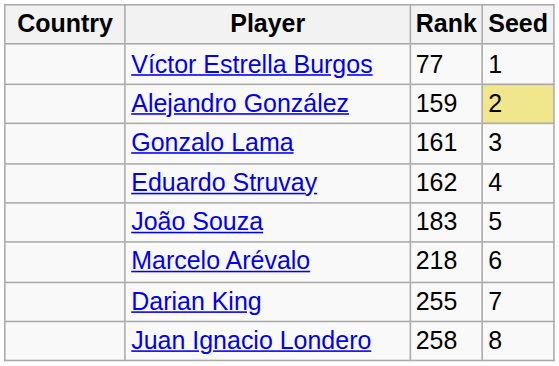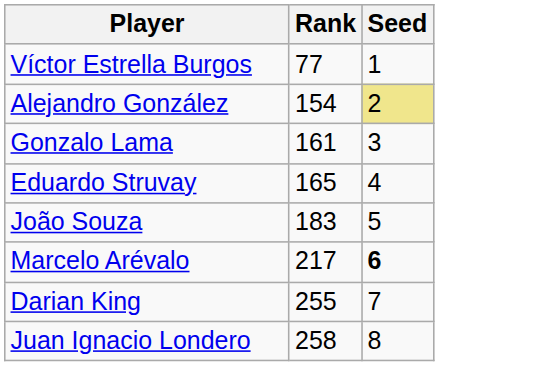- column: (65, 24)
(437, 103) 159 -> (316, 103) 154
(437, 182) 162 -> (316, 182) 165
(437, 261) 218 -> (316, 261) 217
(495, 261) normal -> (375, 261) bold
